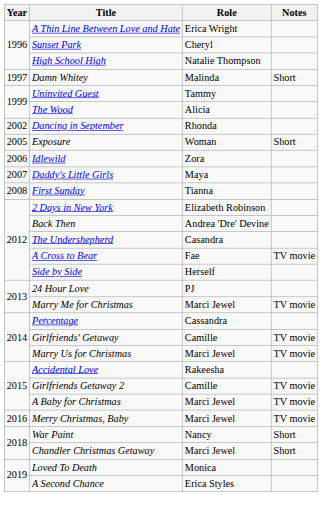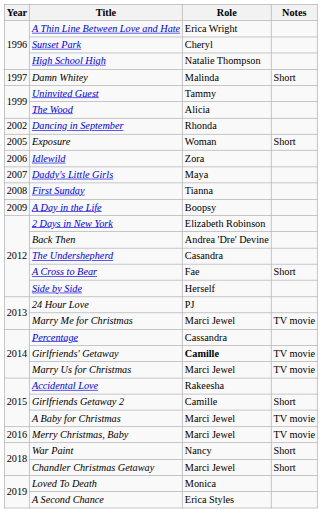+ row: (67, 207)
(294, 256) TV movie -> (285, 272) Short
(201, 337) normal -> (202, 353) bold
(294, 386) TV movie -> (285, 402) Short
